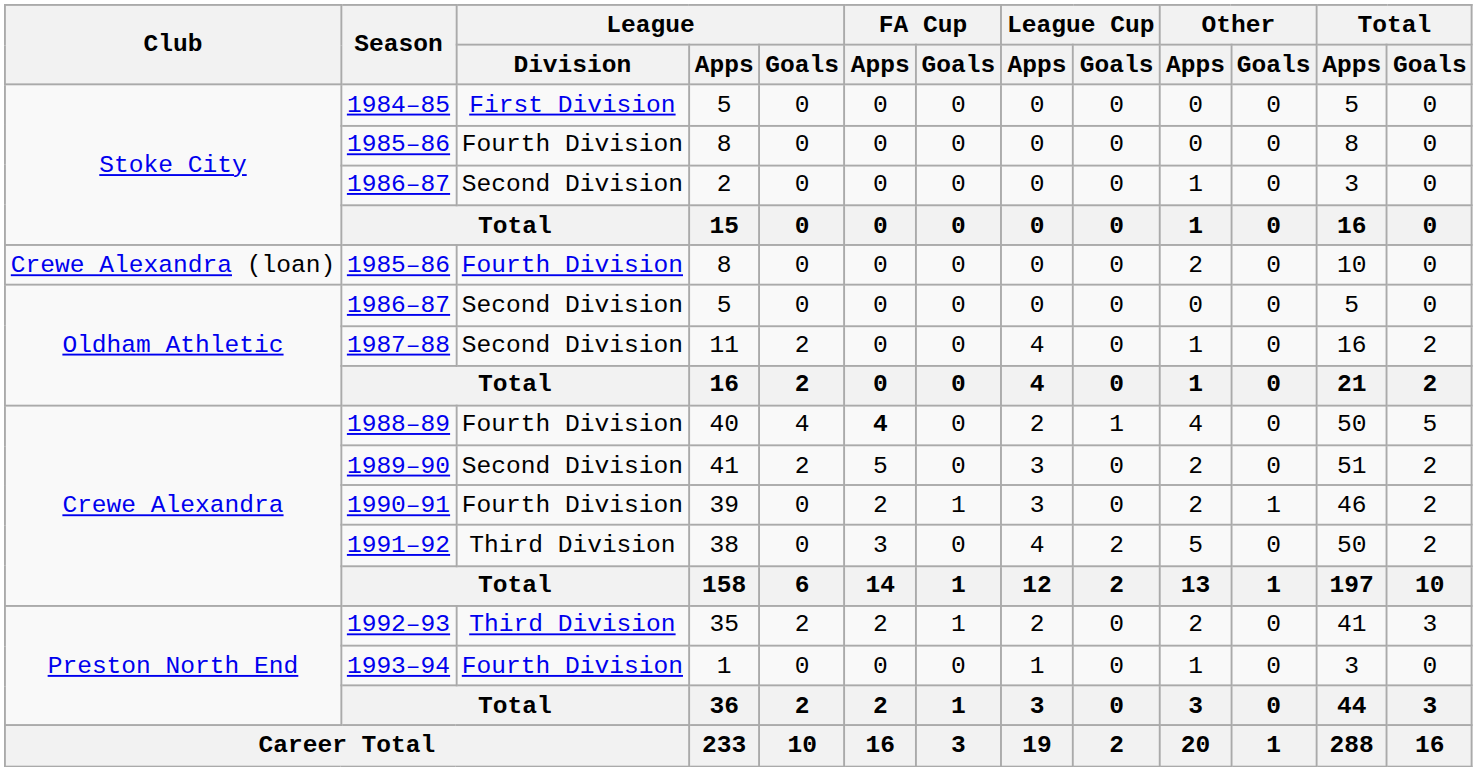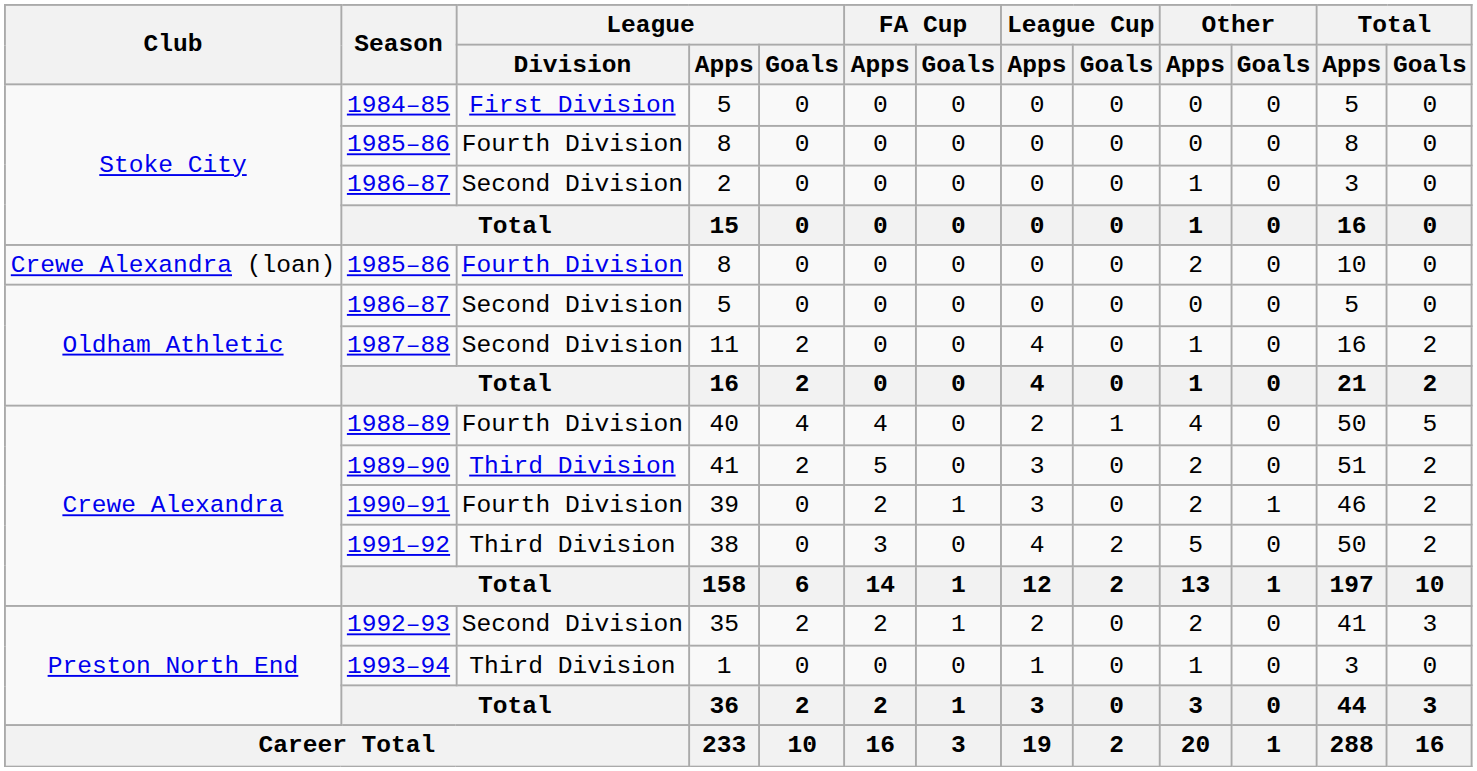(880, 425) bold -> (880, 425) normal
(572, 465) Second Division -> (572, 465) Third Division
(572, 626) Third Division -> (572, 626) Second Division
(572, 666) Fourth Division -> (572, 666) Third Division
